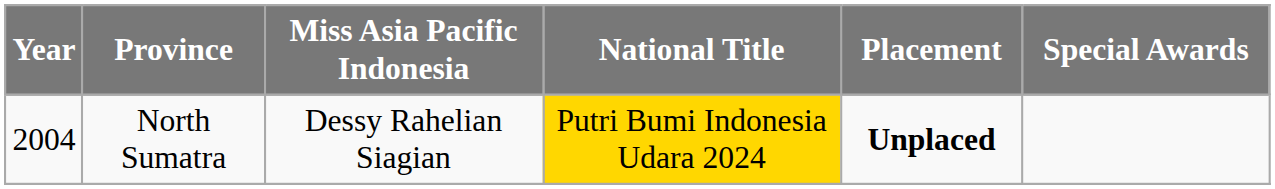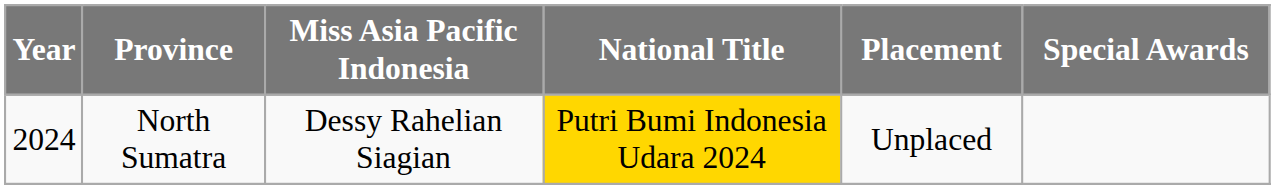(44, 139) 2004 -> (44, 139) 2024
(931, 139) bold -> (931, 139) normal
